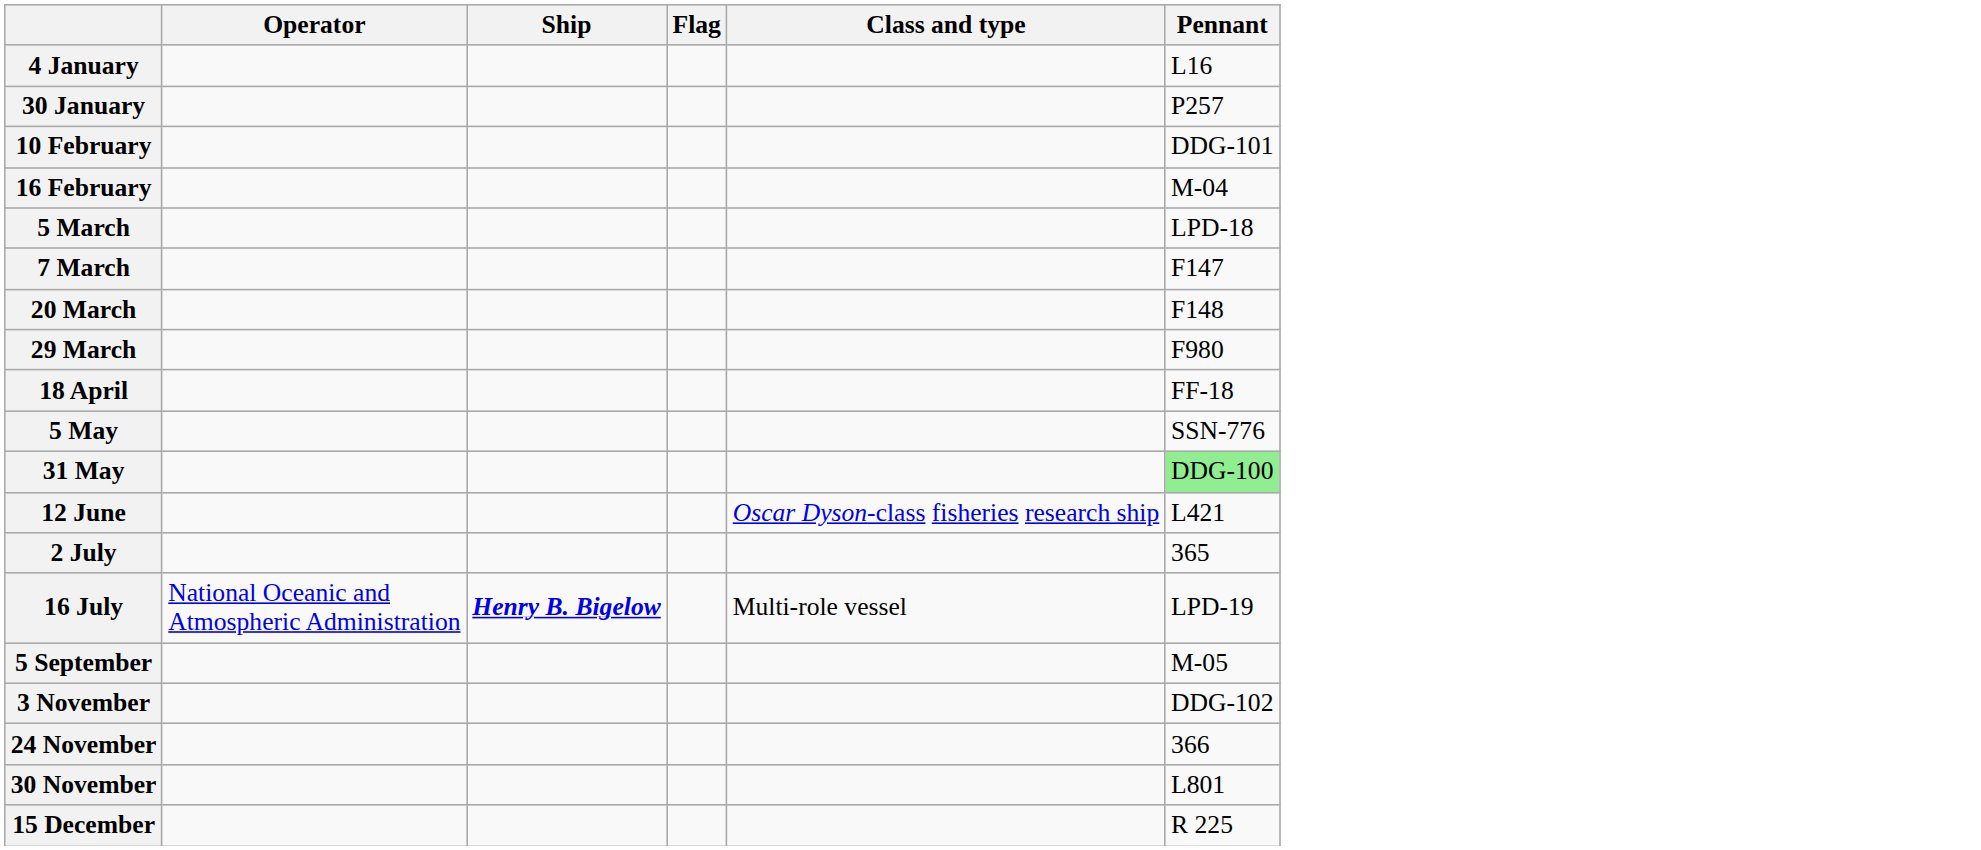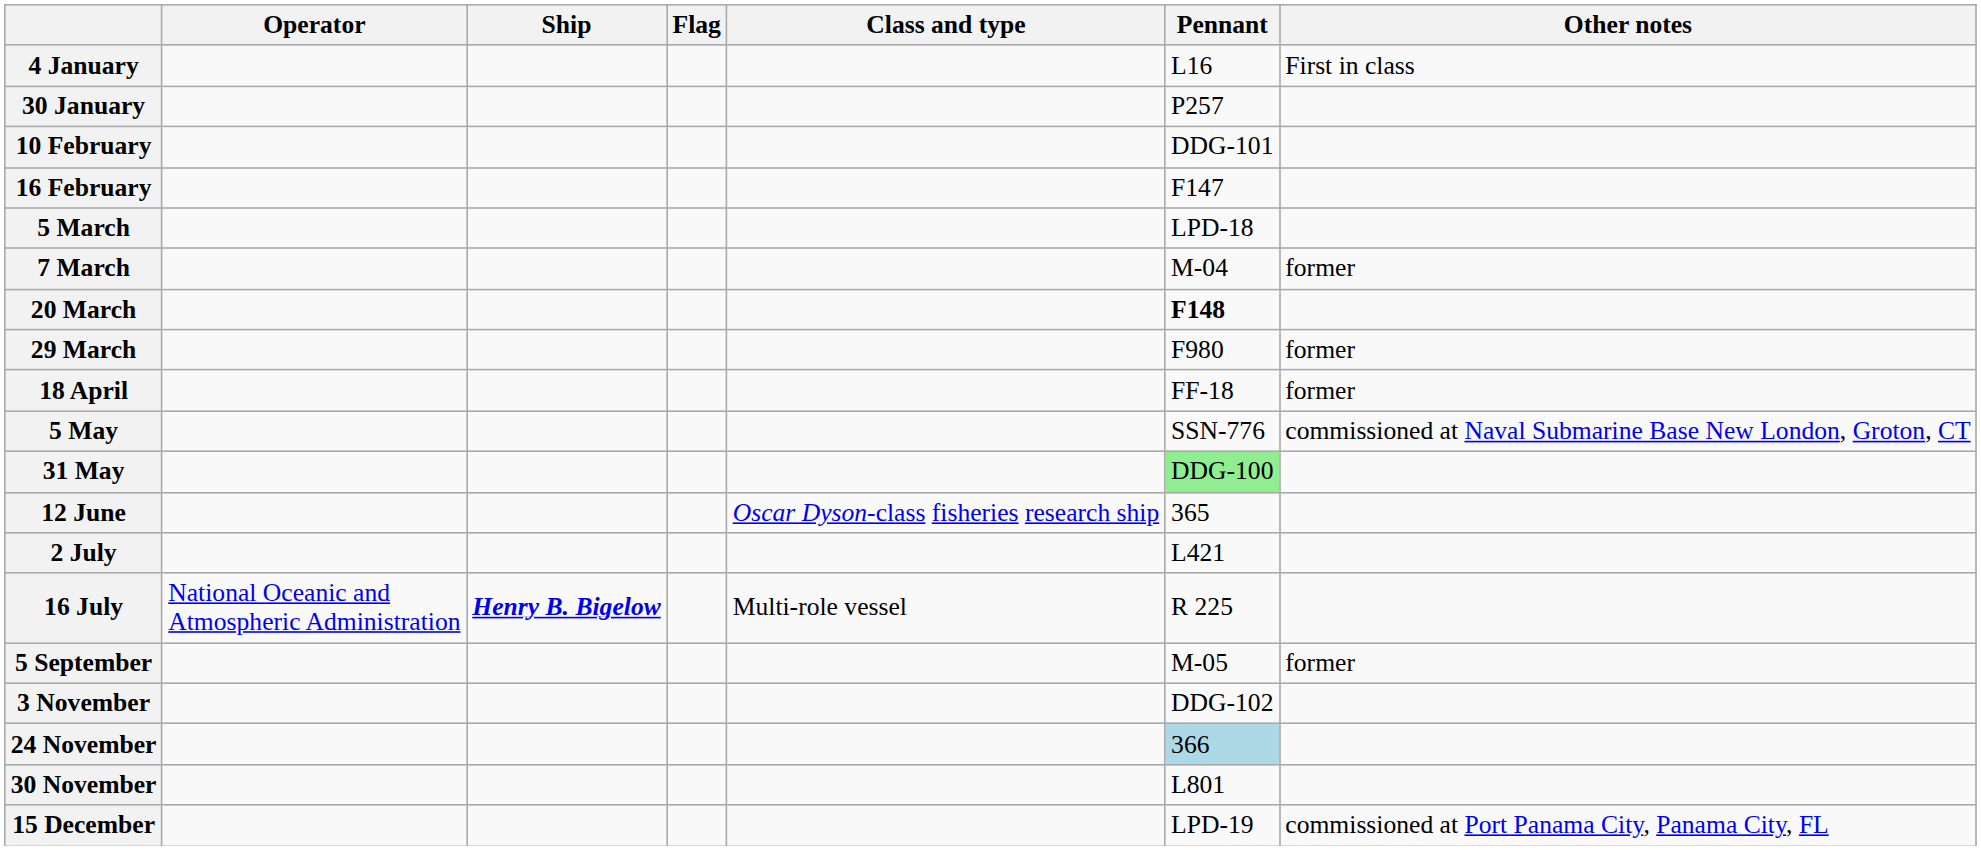+ column: (1628, 24)
(1200, 187) M-04 -> (1197, 187) F147
(1197, 268) F147 -> (1200, 268) M-04
(1197, 308) normal -> (1198, 308) bold
(1198, 512) L421 -> (1190, 512) 365
(1190, 552) 365 -> (1198, 552) L421
(1212, 607) LPD-19 -> (1202, 607) R 225
(1190, 743) no background -> (1190, 743) lightblue background
(1202, 825) R 225 -> (1212, 825) LPD-19
